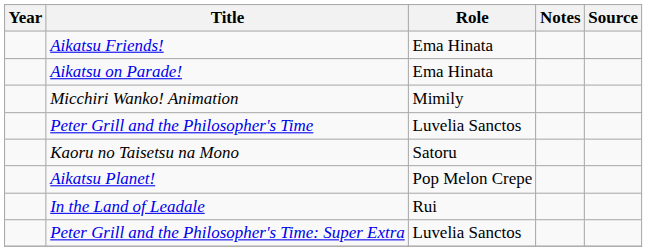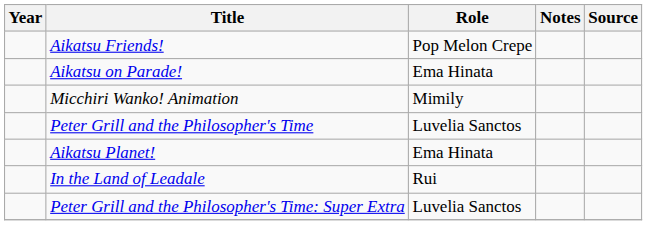(453, 44) Ema Hinata -> (472, 44) Pop Melon Crepe
- row: (145, 152)
(472, 179) Pop Melon Crepe -> (453, 152) Ema Hinata
